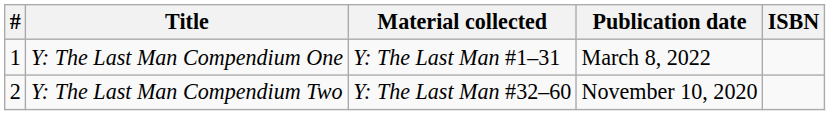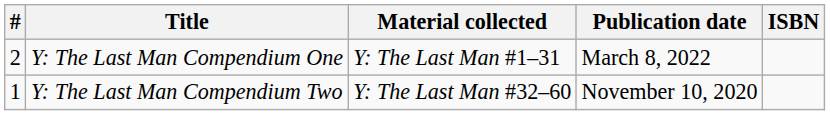(15, 57) 1 -> (15, 57) 2
(15, 92) 2 -> (15, 92) 1
